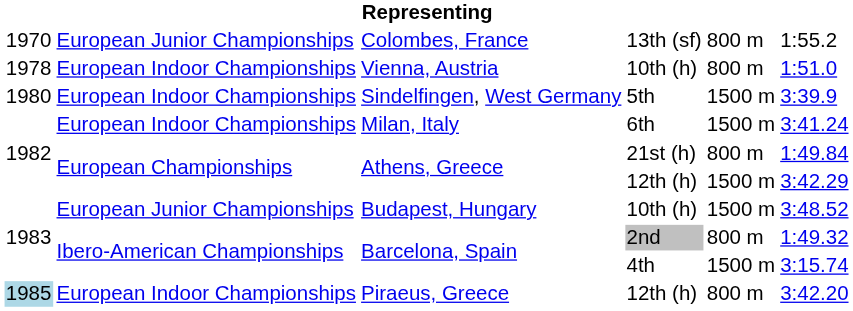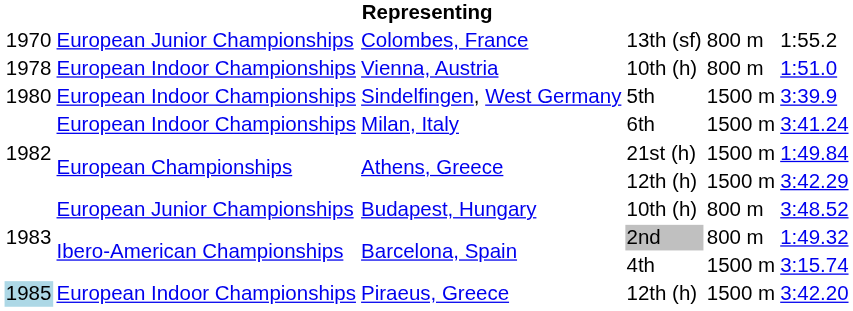(735, 153) 800 m -> (741, 153) 1500 m
(741, 209) 1500 m -> (735, 209) 800 m
(735, 293) 800 m -> (741, 293) 1500 m
